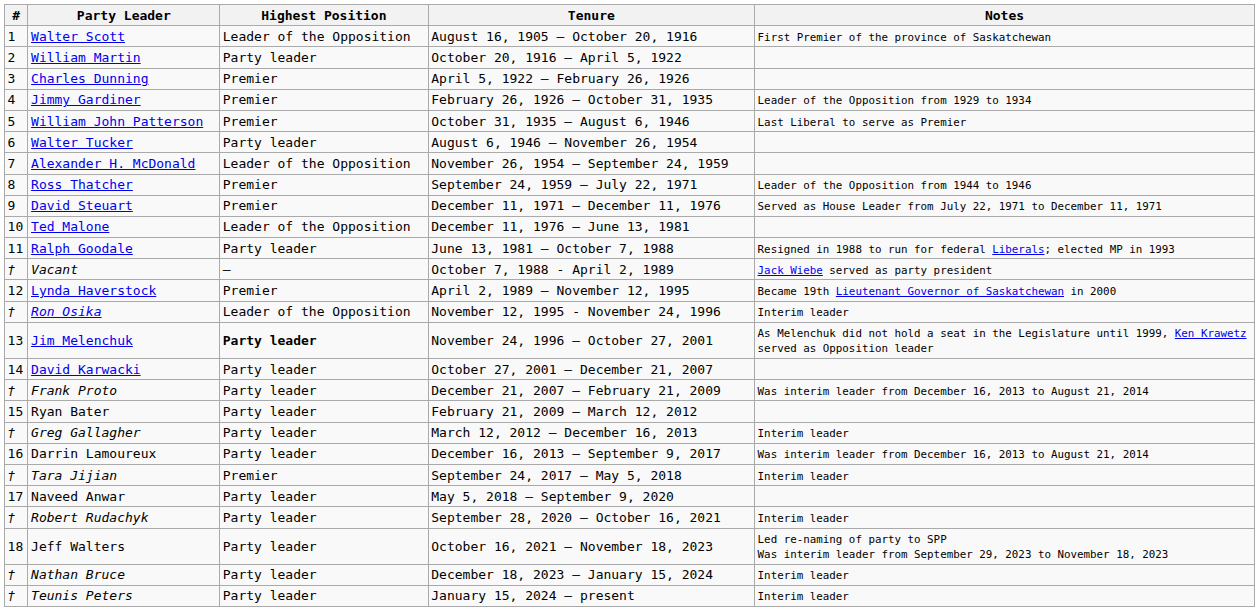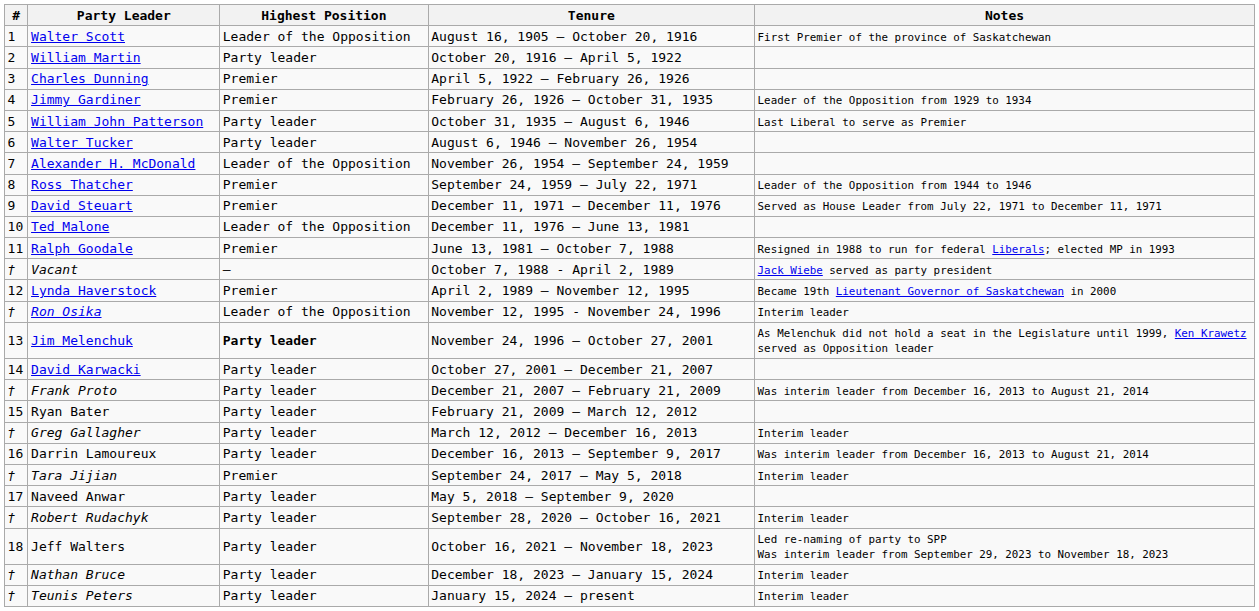(250, 121) Premier -> (270, 121) Party leader
(270, 248) Party leader -> (250, 248) Premier
